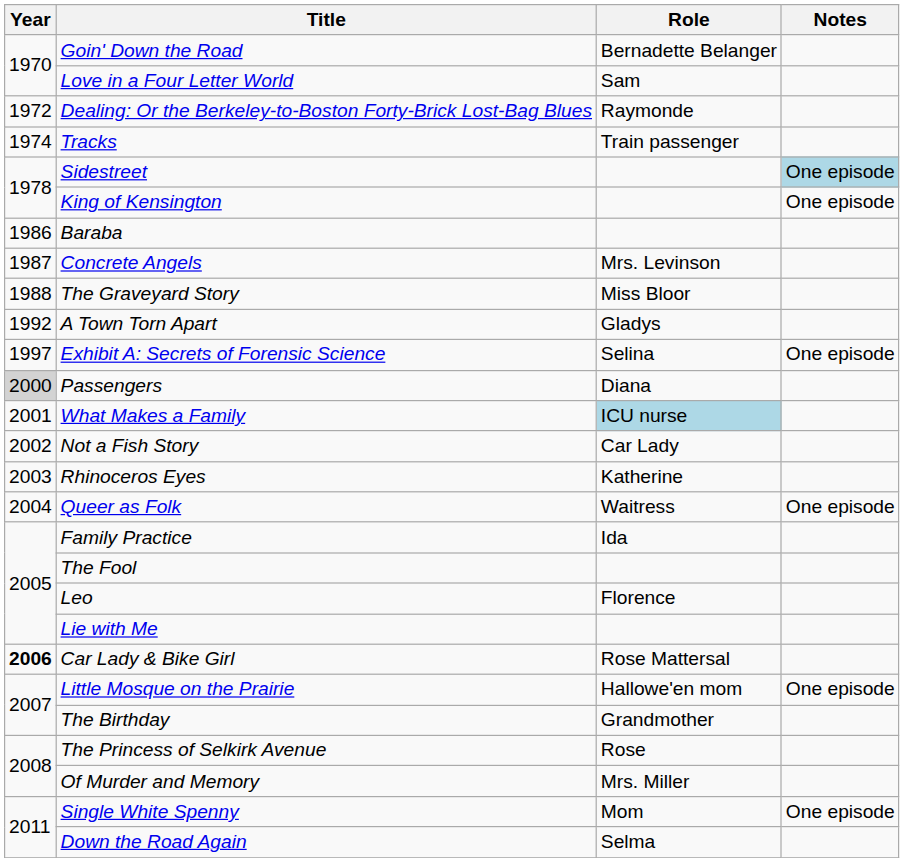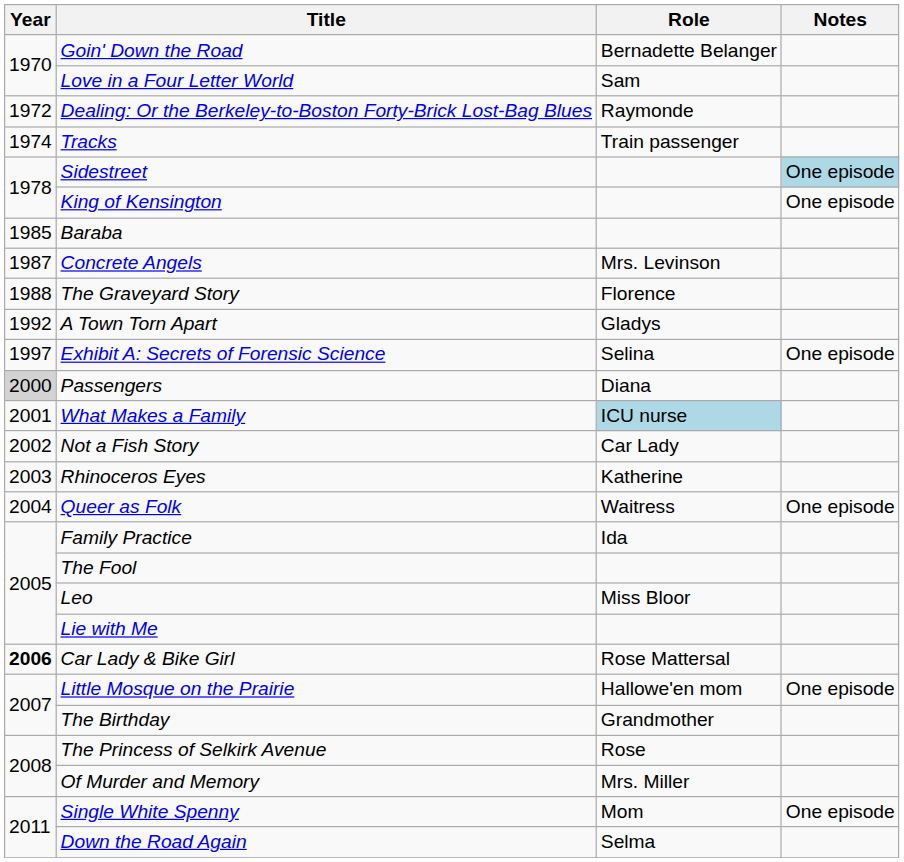(30, 232) 1986 -> (30, 232) 1985
(646, 293) Miss Bloor -> (638, 293) Florence
(638, 598) Florence -> (646, 598) Miss Bloor
